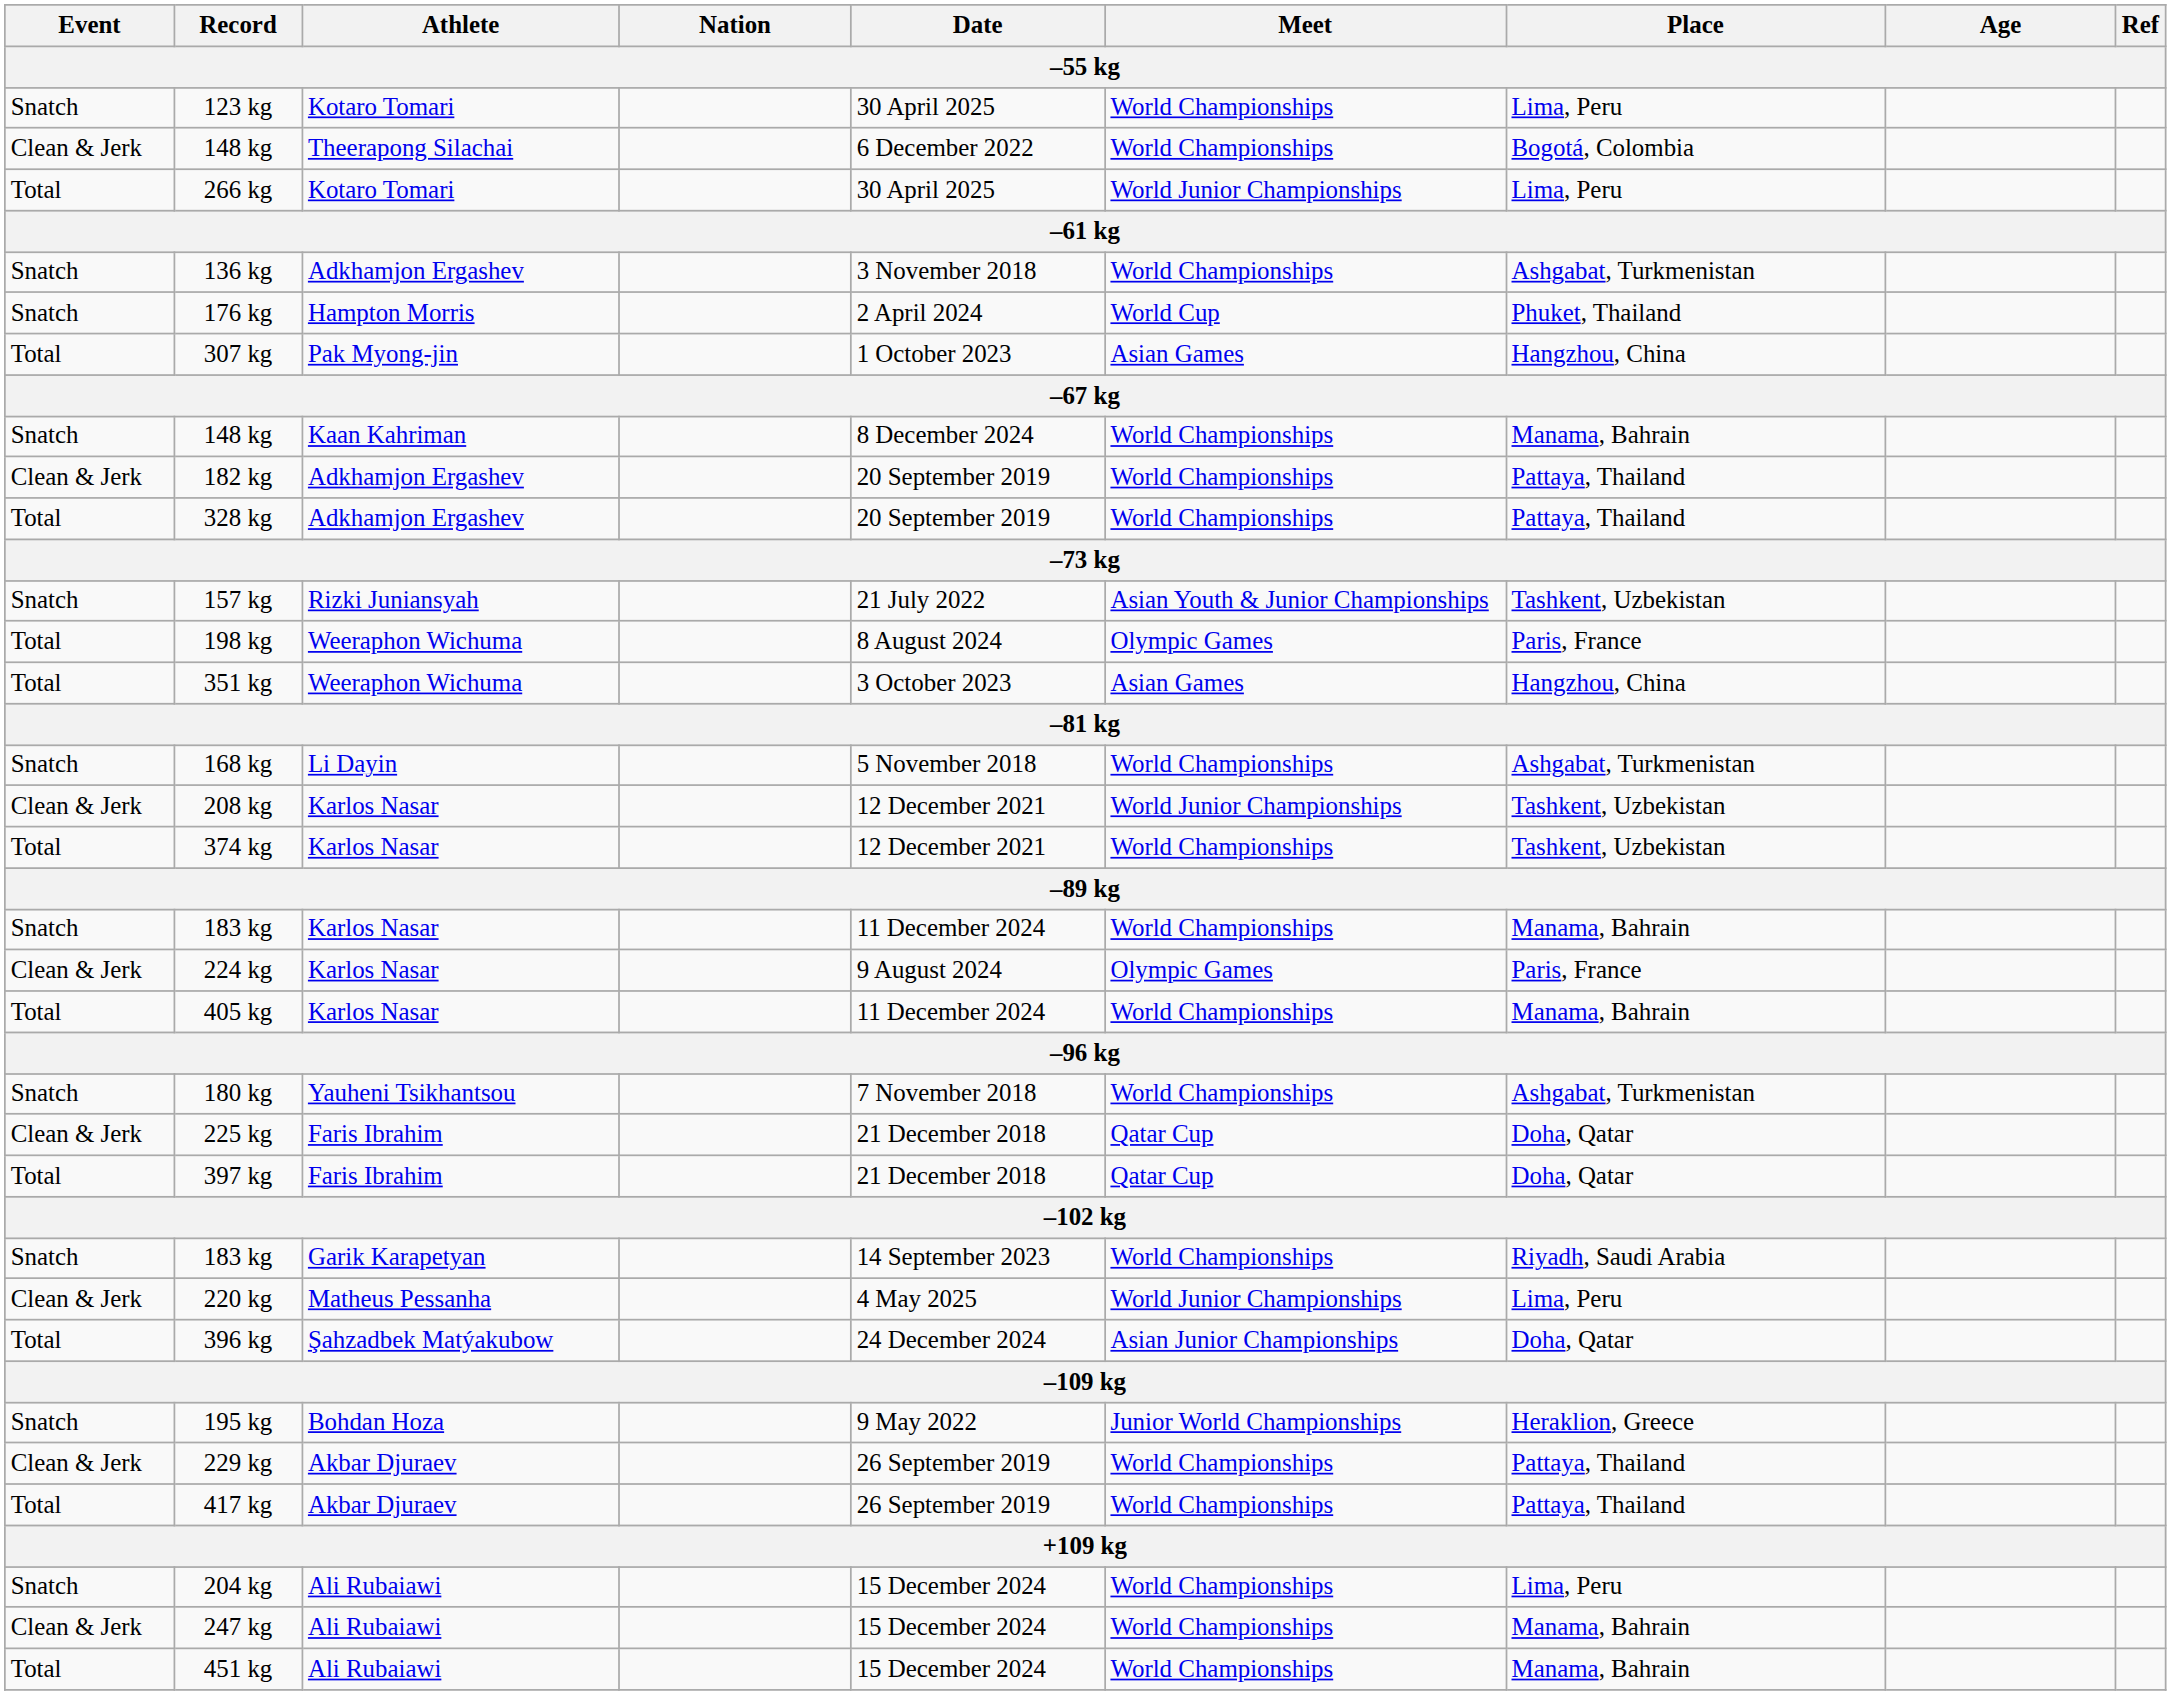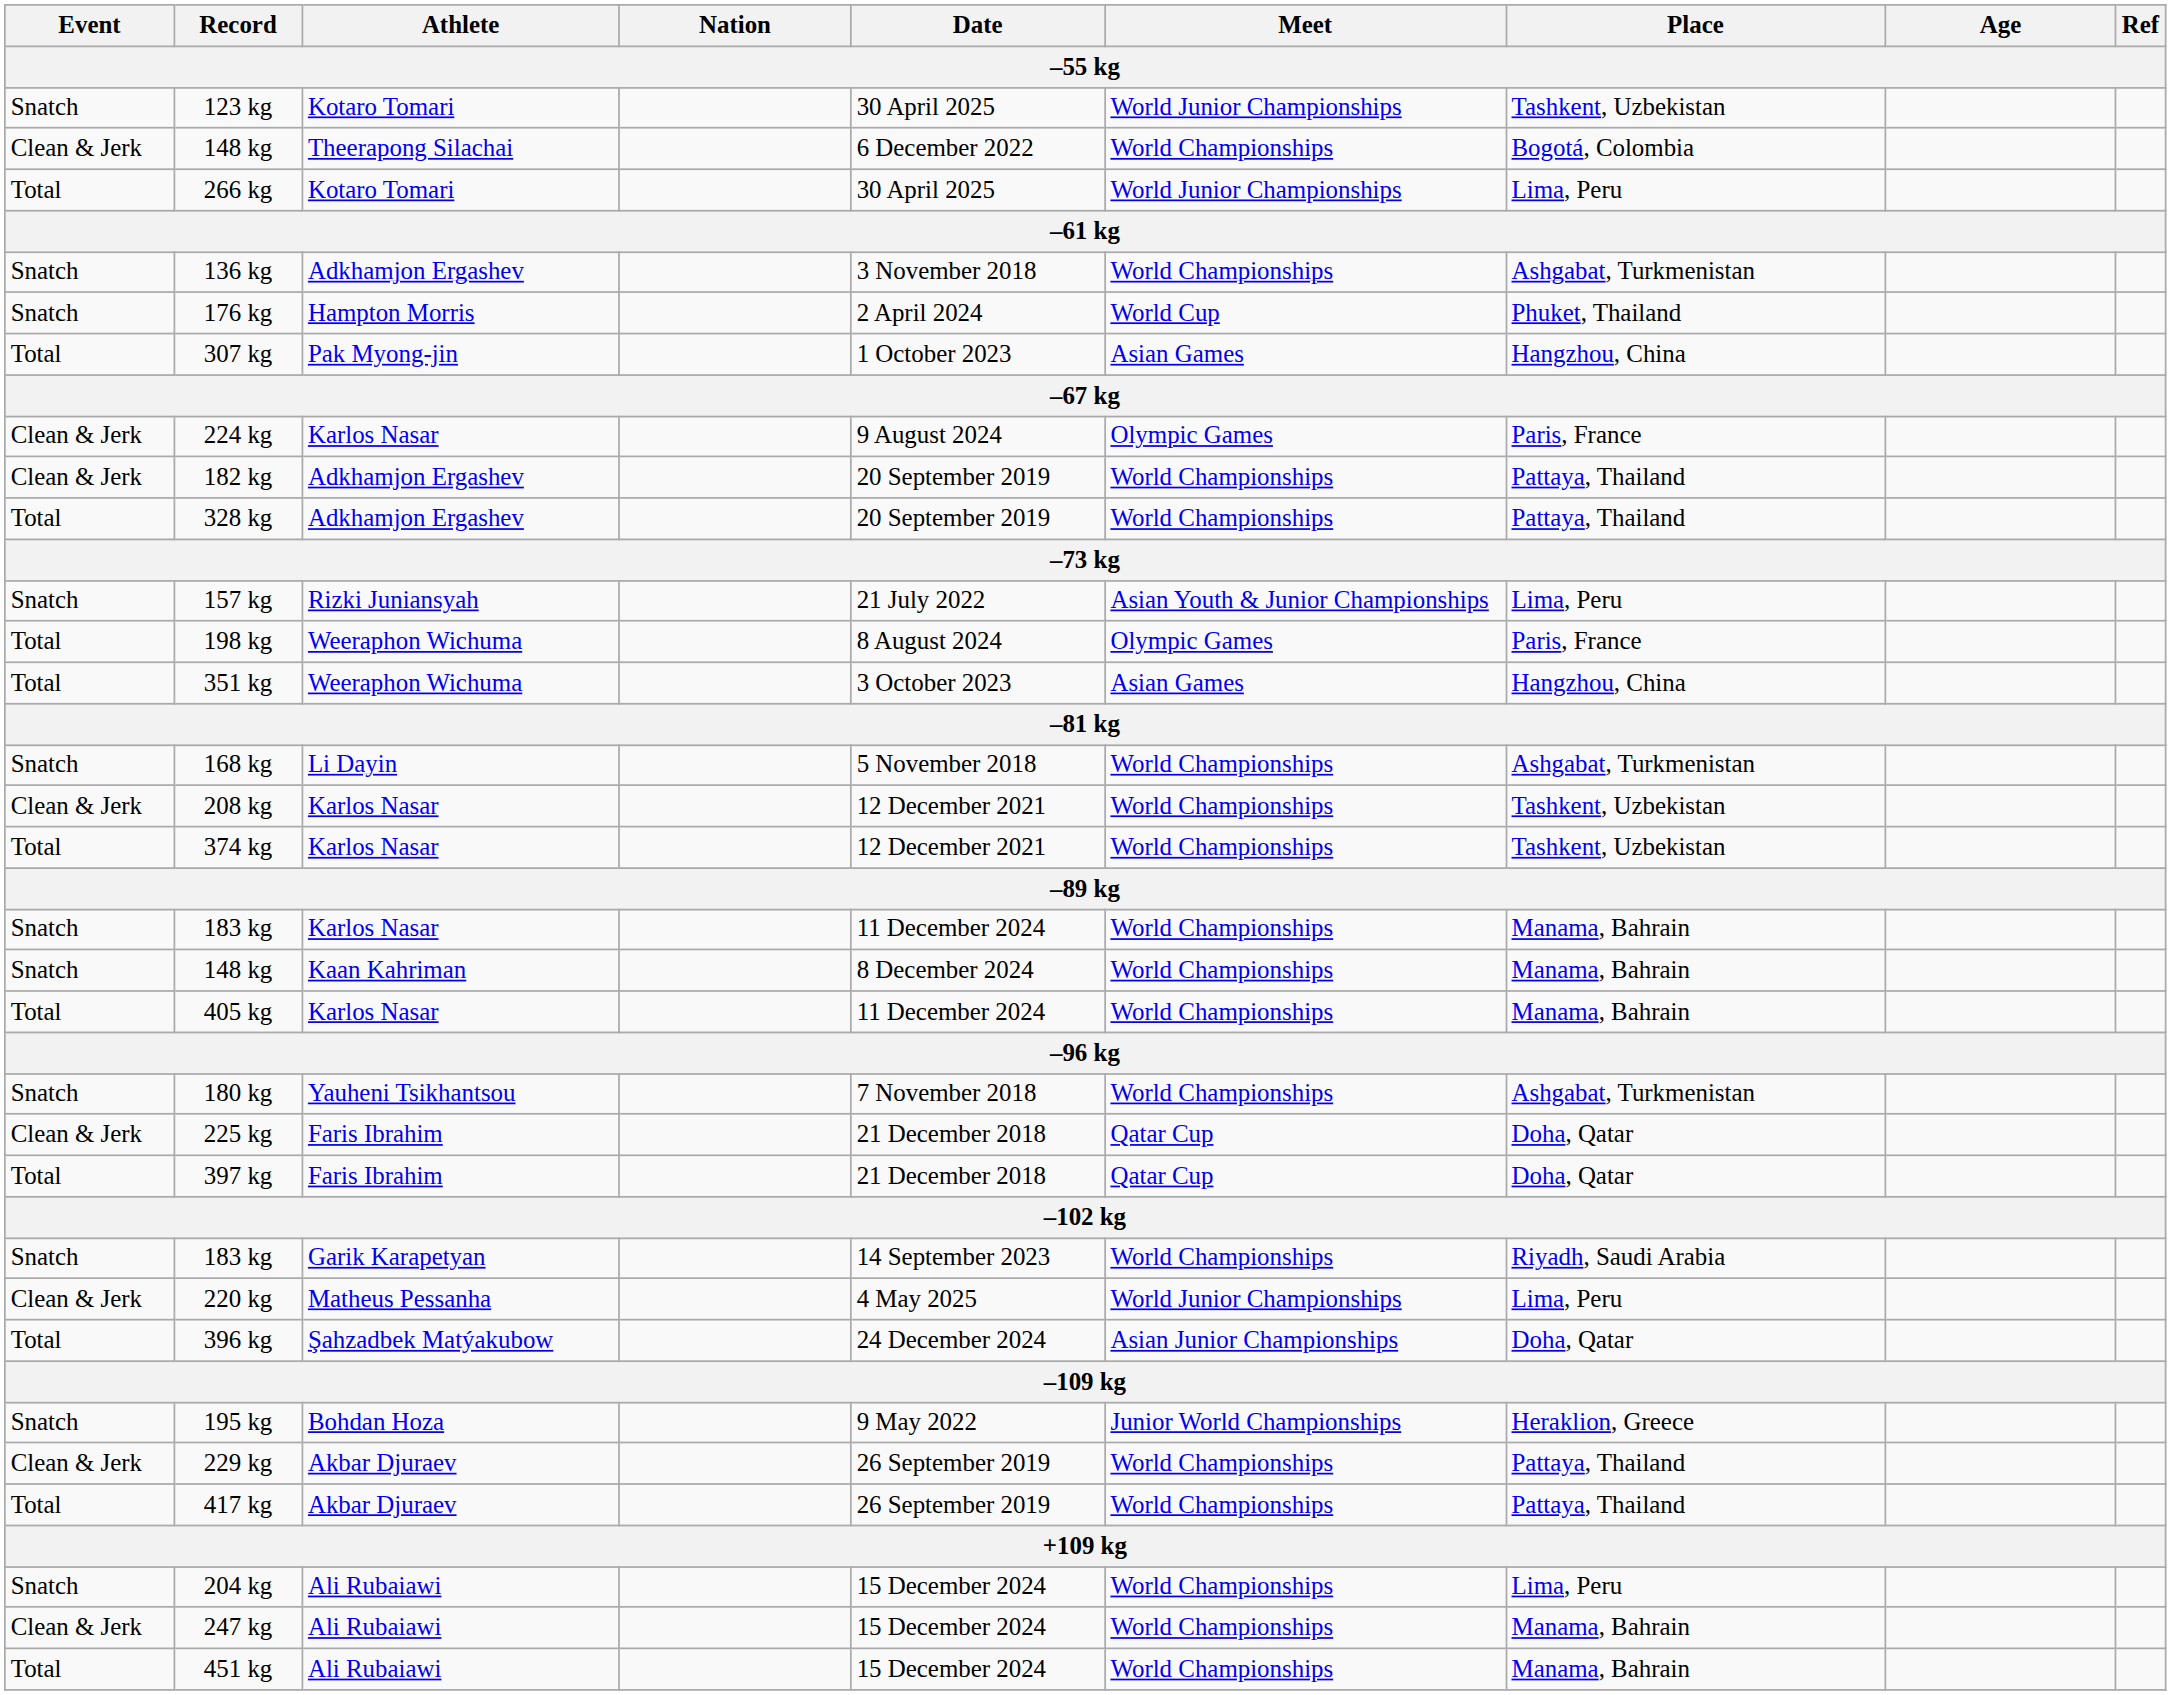(1222, 107) World Championships -> (1256, 107) World Junior Championships
(1567, 107) Lima, Peru -> (1618, 107) Tashkent, Uzbekistan
rows swapped: (238, 436) <-> (238, 970)
(1618, 600) Tashkent, Uzbekistan -> (1567, 600) Lima, Peru
(1256, 806) World Junior Championships -> (1222, 806) World Championships
